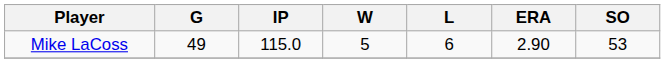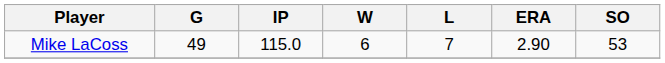(365, 44) 5 -> (365, 44) 6
(449, 44) 6 -> (449, 44) 7
